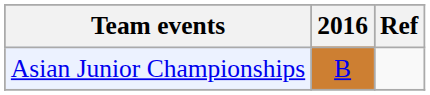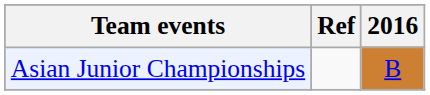columns swapped: (343, 25) <-> (399, 25)
